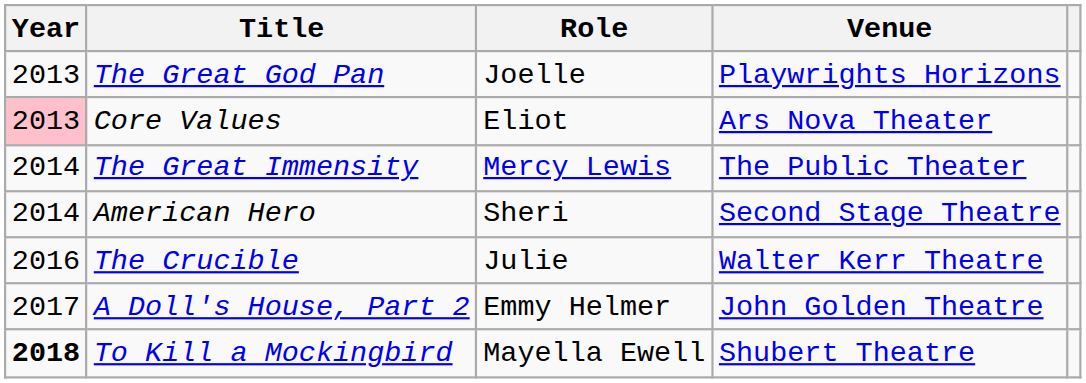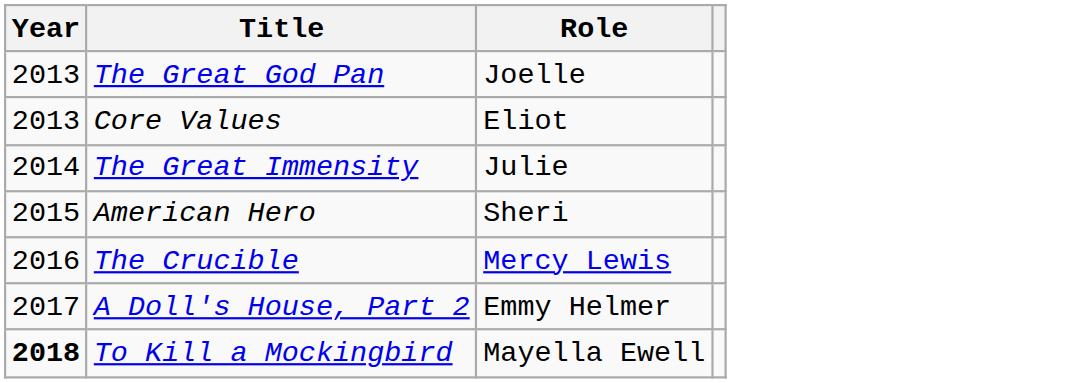- column: (890, 28)
(46, 121) pink background -> (46, 121) no background
(577, 167) Mercy Lewis -> (526, 167) Julie
(46, 214) 2014 -> (46, 214) 2015
(526, 260) Julie -> (577, 260) Mercy Lewis
